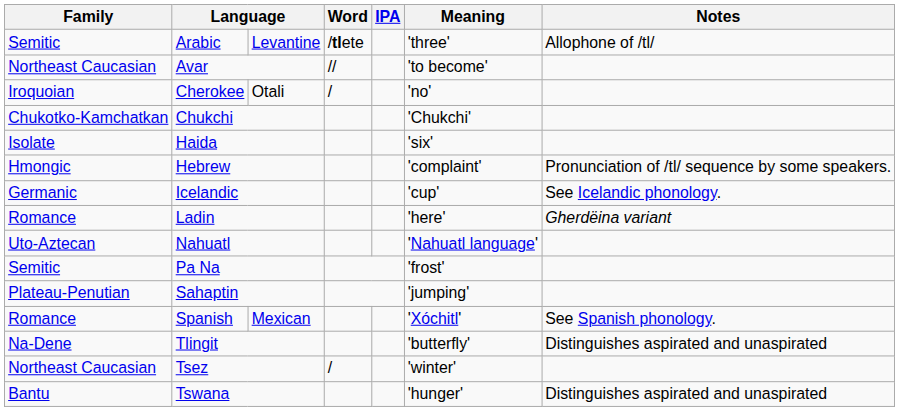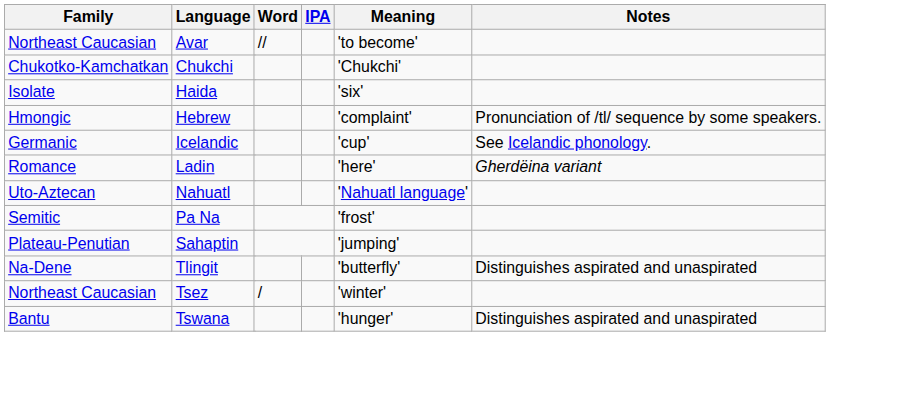- row: (198, 42)
- row: (210, 92)
- row: (204, 318)
